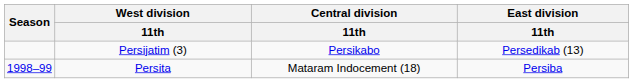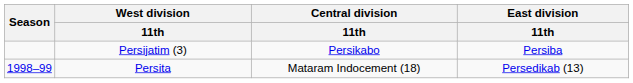(543, 50) Persedikab (13) -> (543, 50) Persiba
(543, 68) Persiba -> (543, 68) Persedikab (13)
